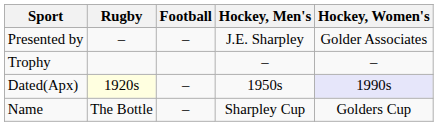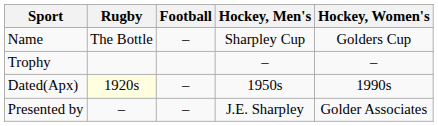rows swapped: (25, 109) <-> (46, 39)
(374, 86) lavender background -> (374, 86) no background
